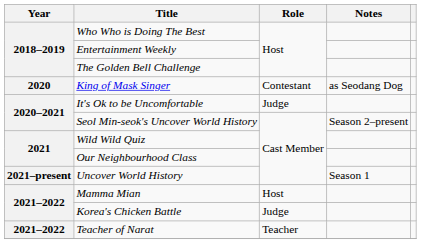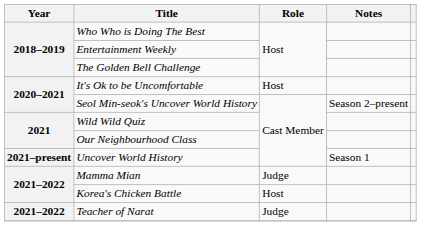- row: (123, 85)
(275, 103) Judge -> (273, 85) Host
(273, 193) Host -> (275, 175) Judge
(275, 211) Judge -> (273, 193) Host
(280, 229) Teacher -> (275, 211) Judge
